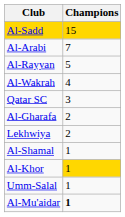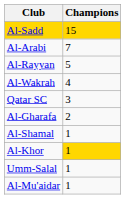- row: (29, 133)
(68, 202) bold -> (68, 185) normal
